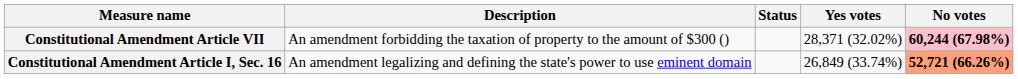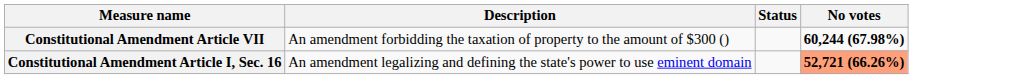- column: (853, 16)
(959, 39) pink background -> (854, 39) no background
